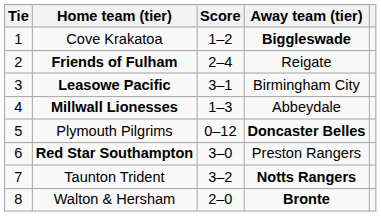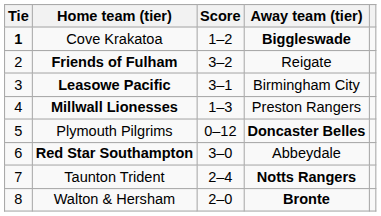(18, 39) normal -> (18, 39) bold
(220, 61) 2–4 -> (220, 61) 3–2
(306, 107) Abbeydale -> (306, 107) Preston Rangers
(306, 153) Preston Rangers -> (306, 153) Abbeydale
(220, 176) 3–2 -> (220, 176) 2–4
